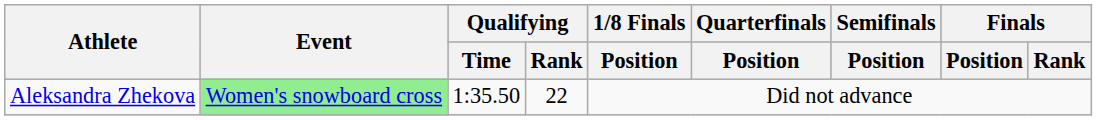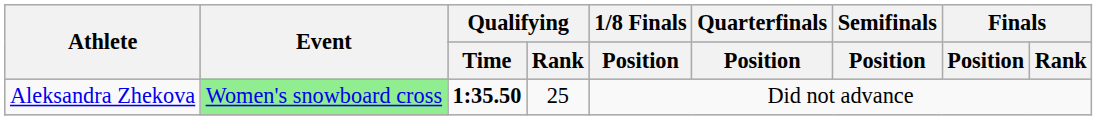(486, 96) normal -> (487, 96) bold
(557, 96) 22 -> (558, 96) 25
